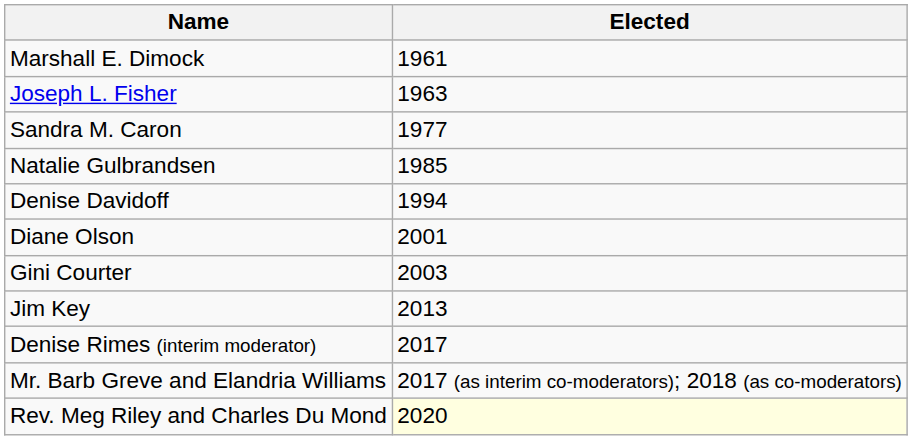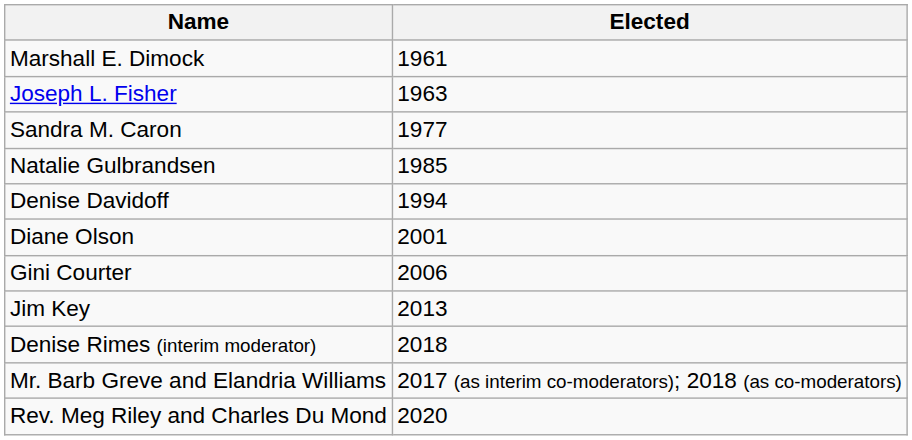(422, 272) 2003 -> (422, 272) 2006
(422, 344) 2017 -> (422, 344) 2018
(422, 415) lightyellow background -> (422, 415) no background
